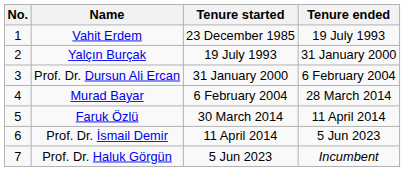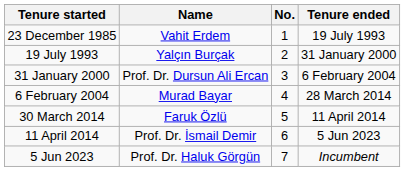columns swapped: (18, 15) <-> (241, 15)
